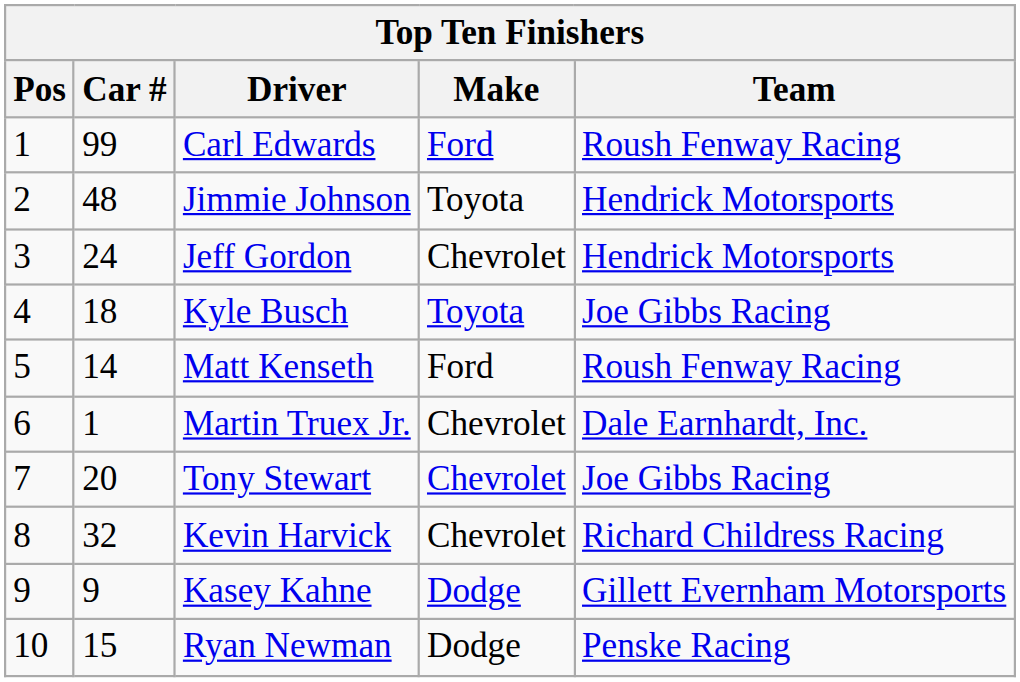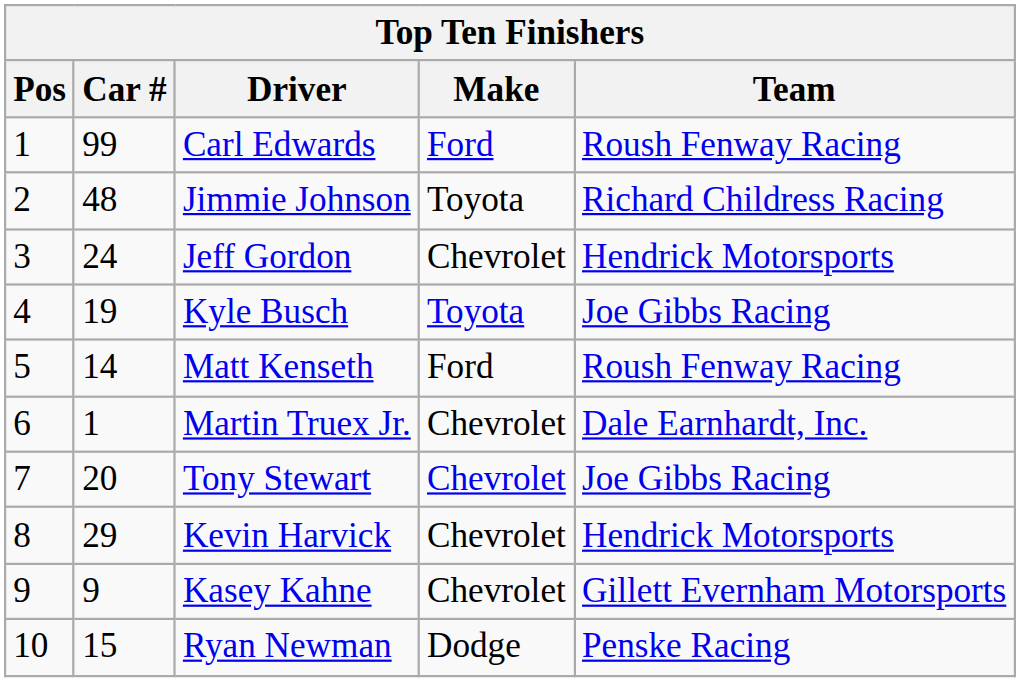(738, 199) Hendrick Motorsports -> (763, 199) Richard Childress Racing
(100, 311) 18 -> (100, 311) 19
(100, 534) 32 -> (100, 534) 29
(763, 534) Richard Childress Racing -> (738, 534) Hendrick Motorsports
(474, 590) Dodge -> (496, 590) Chevrolet
